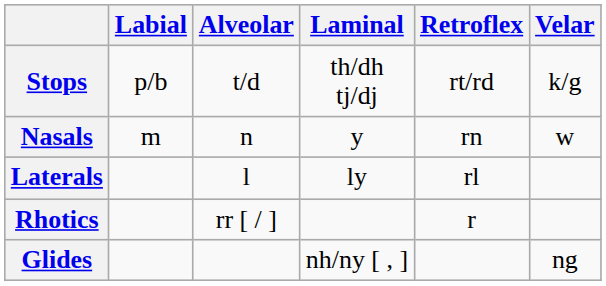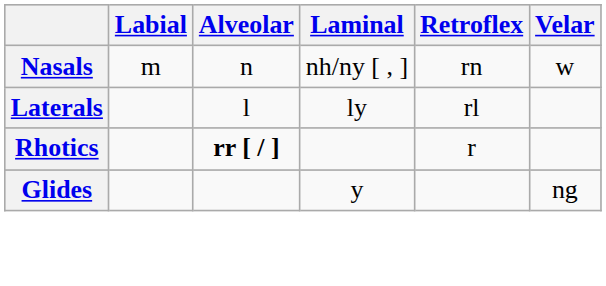- row: (57, 80)
(357, 136) y -> (357, 66) nh/ny [ , ]
(246, 218) normal -> (246, 148) bold
(357, 259) nh/ny [ , ] -> (357, 189) y
